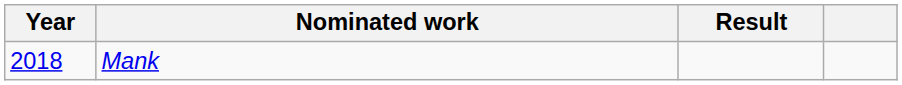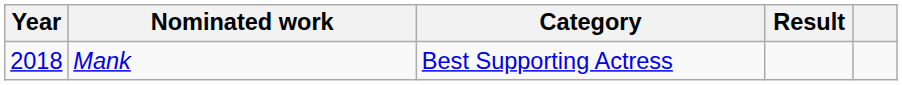+ column: (591, 23)
